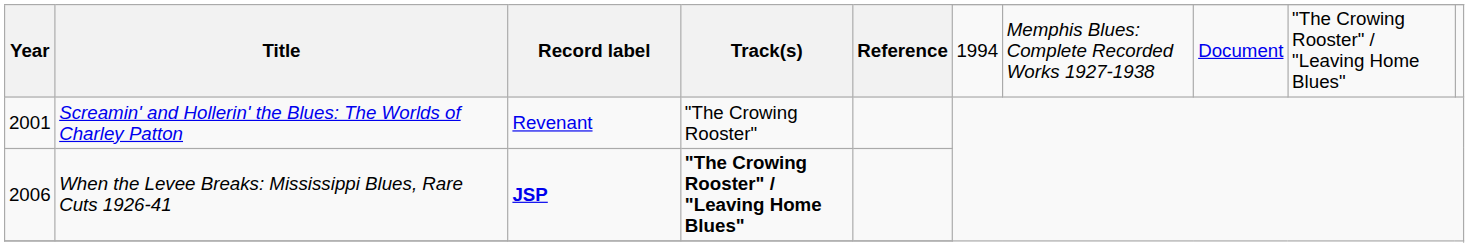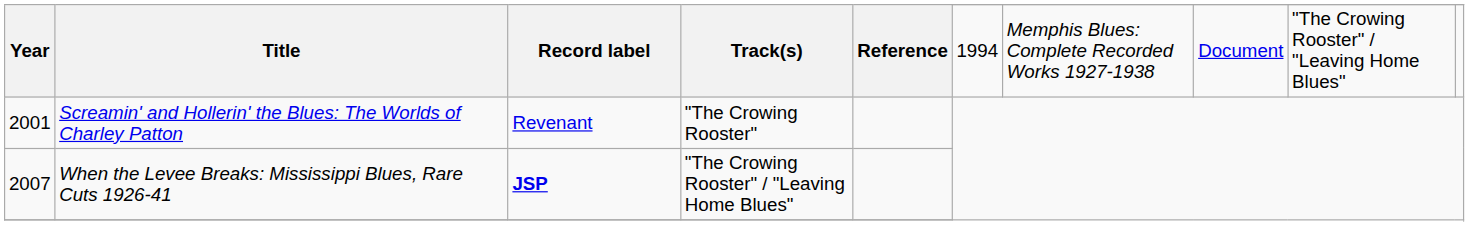(30, 194) 2006 -> (30, 184) 2007
(753, 194) bold -> (765, 184) normal
